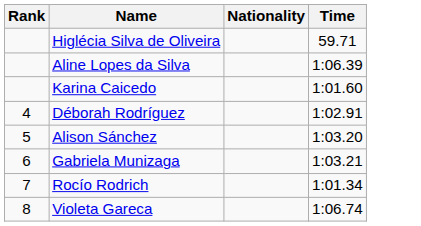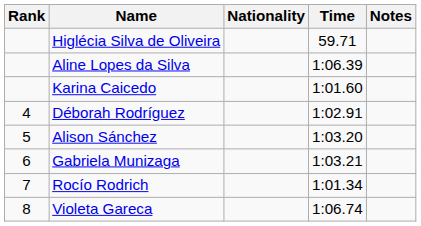+ column: (391, 16)
